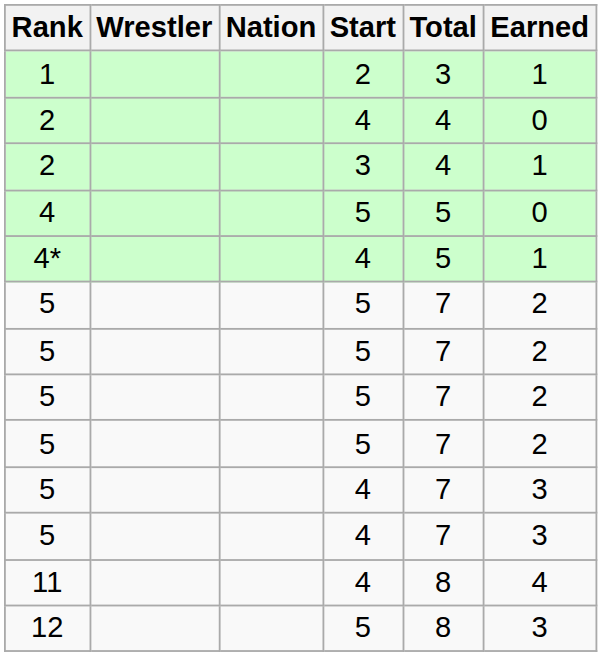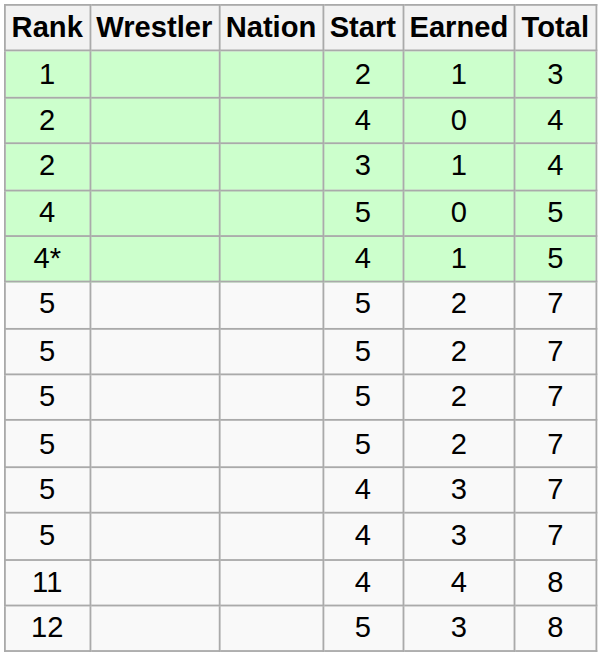columns swapped: (540, 27) <-> (443, 27)
